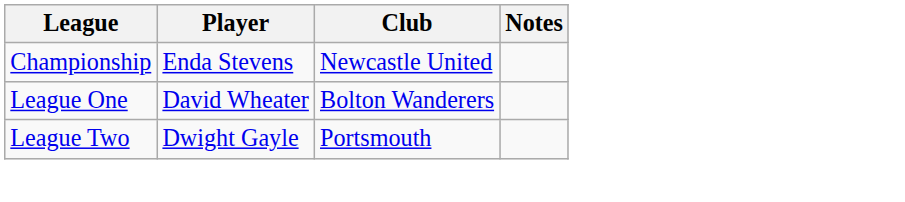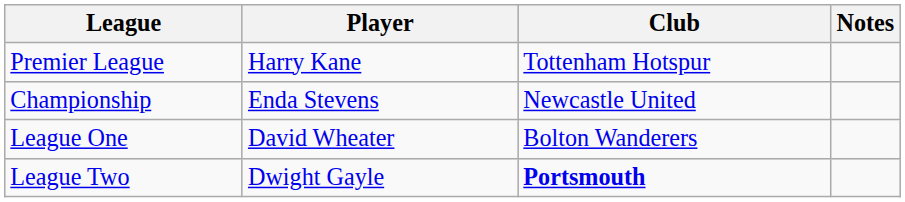+ row: (87, 61)
(376, 138) normal -> (584, 176) bold
